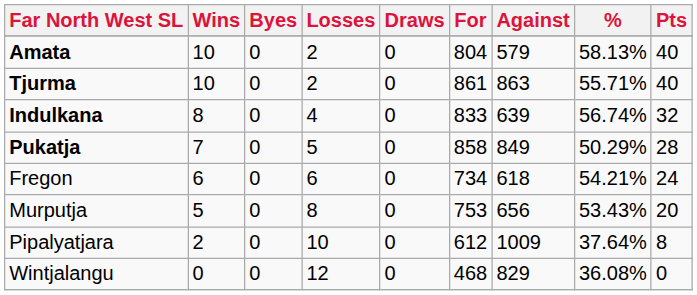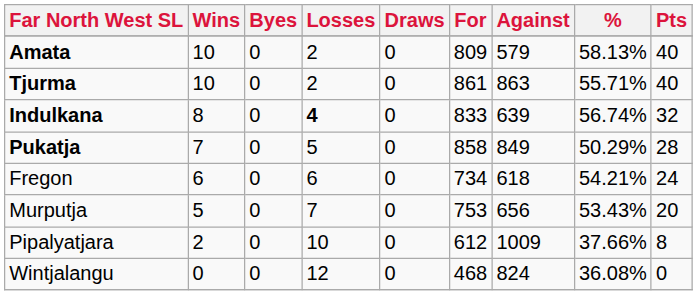(470, 52) 804 -> (470, 52) 809
(312, 115) normal -> (312, 115) bold
(312, 210) 8 -> (312, 210) 7
(613, 242) 37.64% -> (613, 242) 37.66%
(513, 274) 829 -> (513, 274) 824
